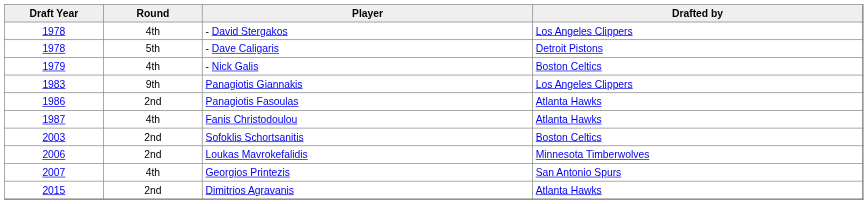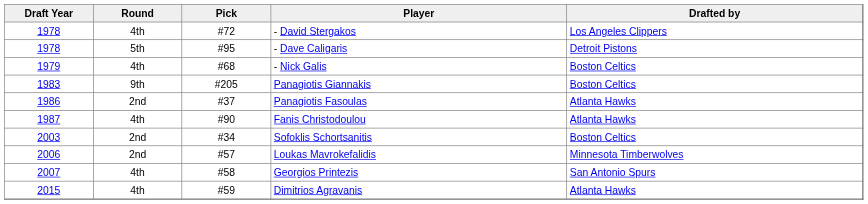+ column: (226, 13)
(584, 84) Los Angeles Clippers -> (603, 84) Boston Celtics
(153, 190) 2nd -> (138, 190) 4th
